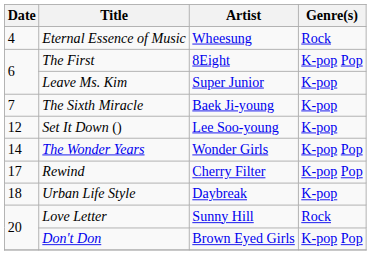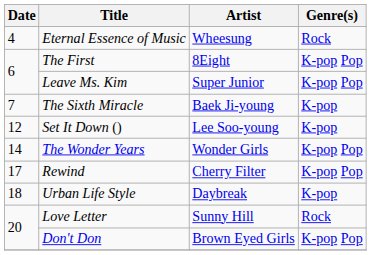(319, 82) K-pop -> (332, 82) K-pop Pop
